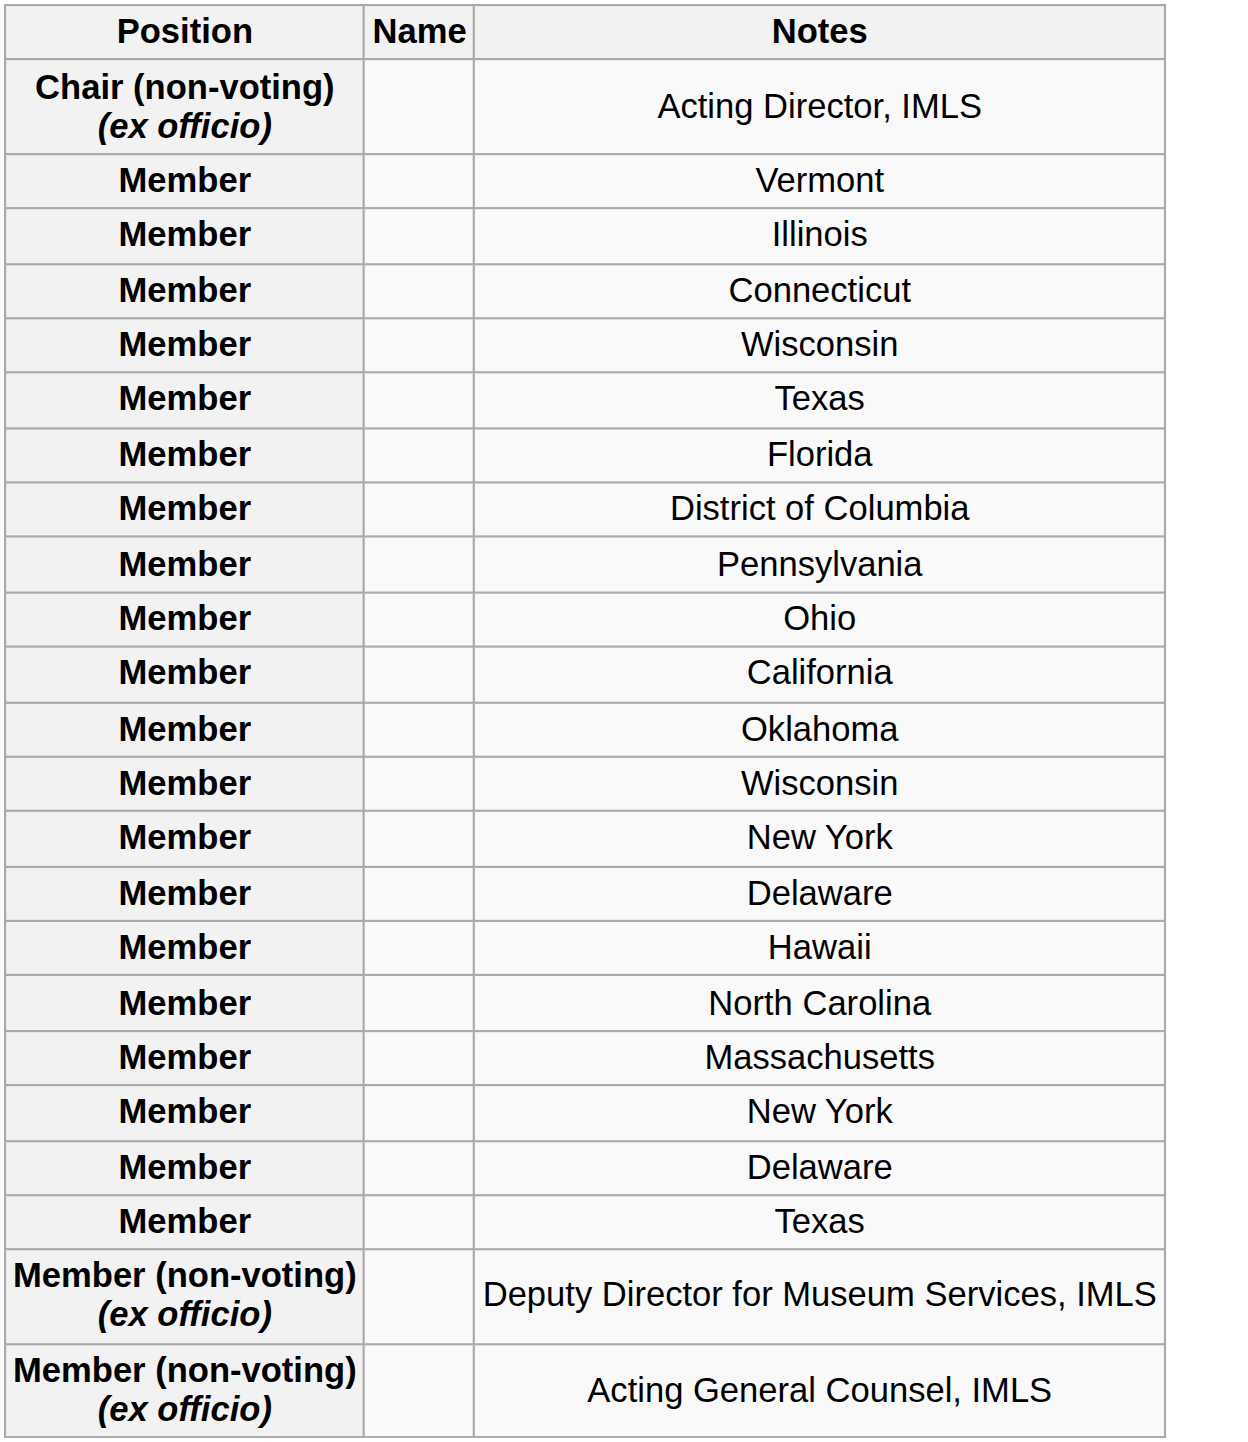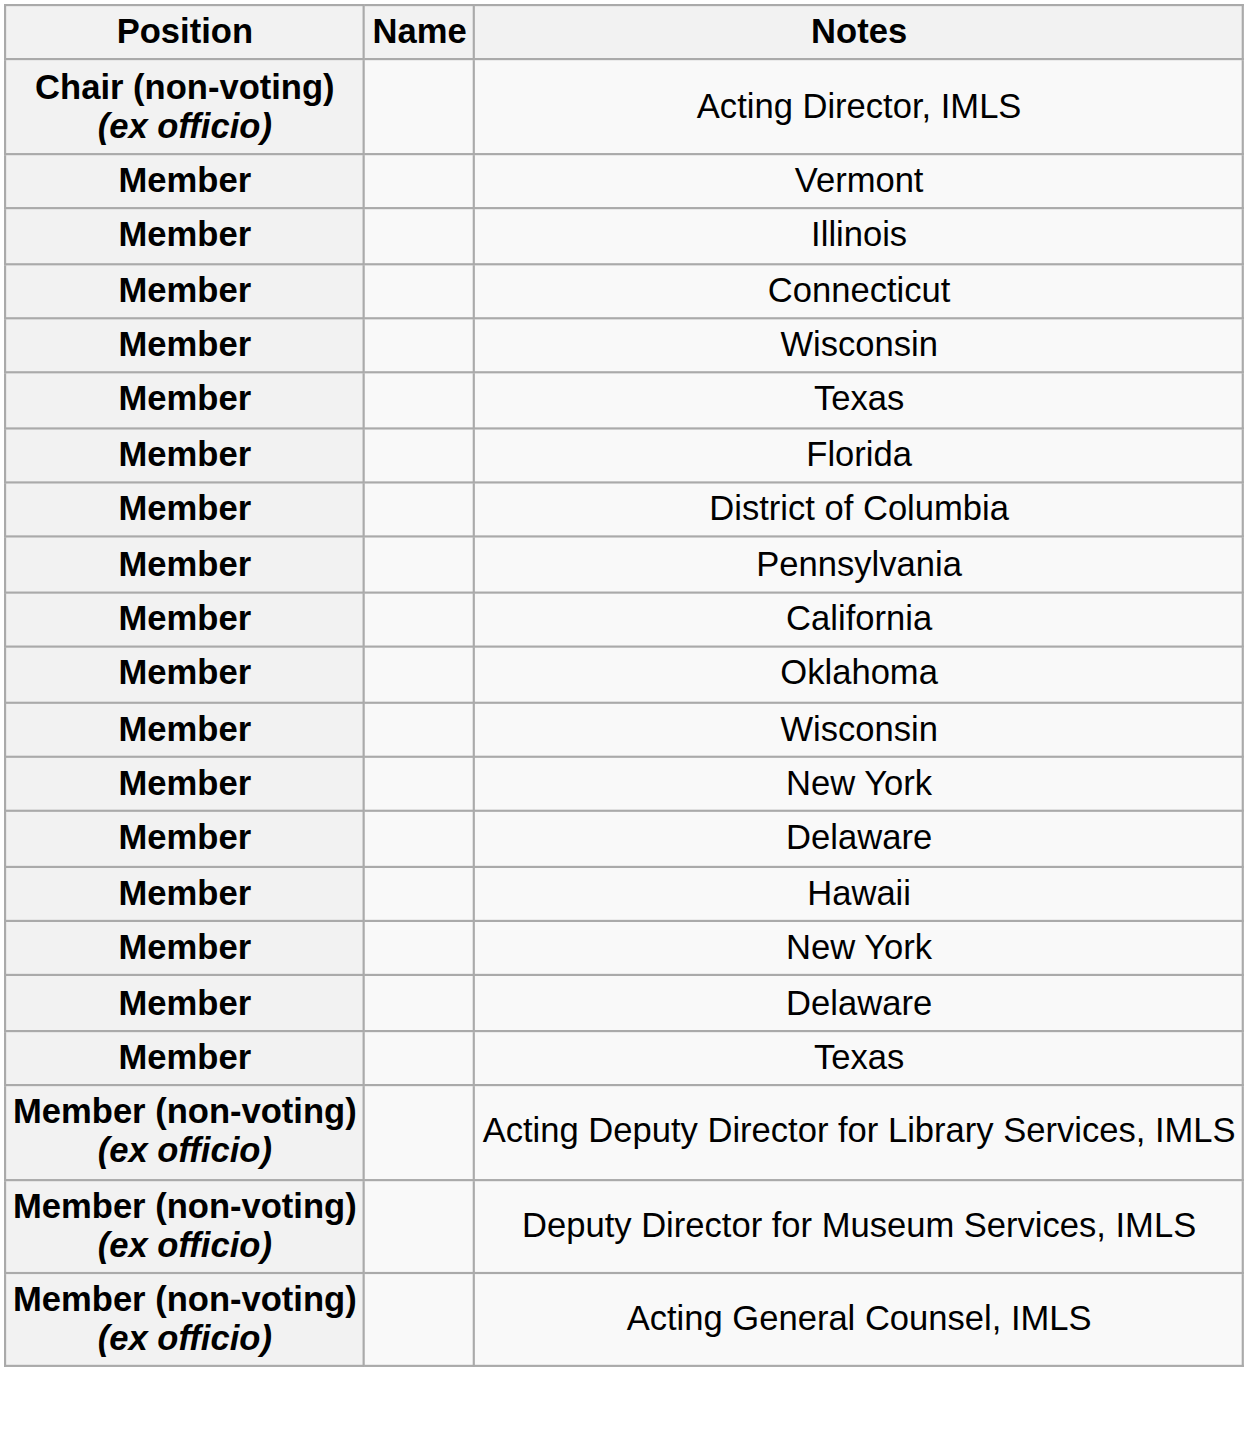- row: (185, 618)
- row: (185, 1002)
- row: (185, 1057)
+ row: (185, 1131)
